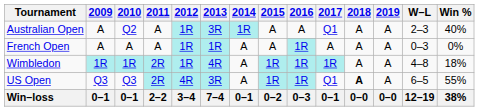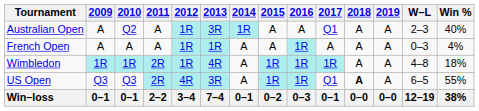(455, 47) 0% -> (455, 47) 4%
